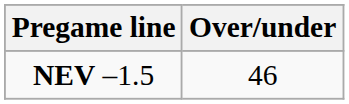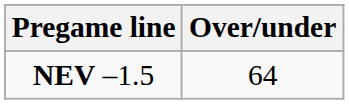(263, 74) 46 -> (263, 74) 64
